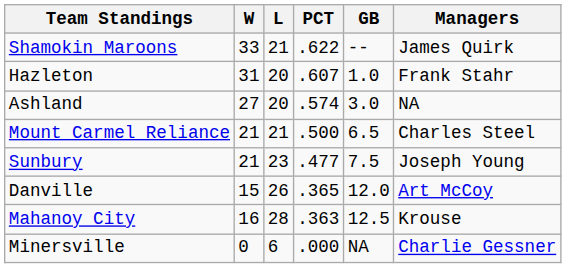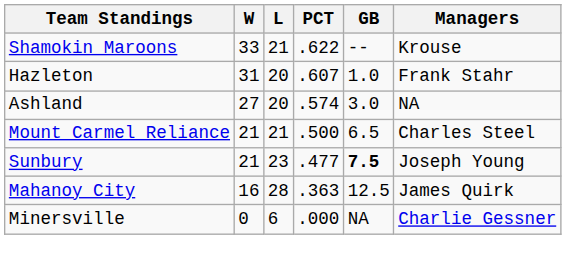(456, 48) James Quirk -> (430, 48) Krouse
(364, 162) normal -> (364, 162) bold
- row: (51, 191)
(430, 219) Krouse -> (456, 191) James Quirk
